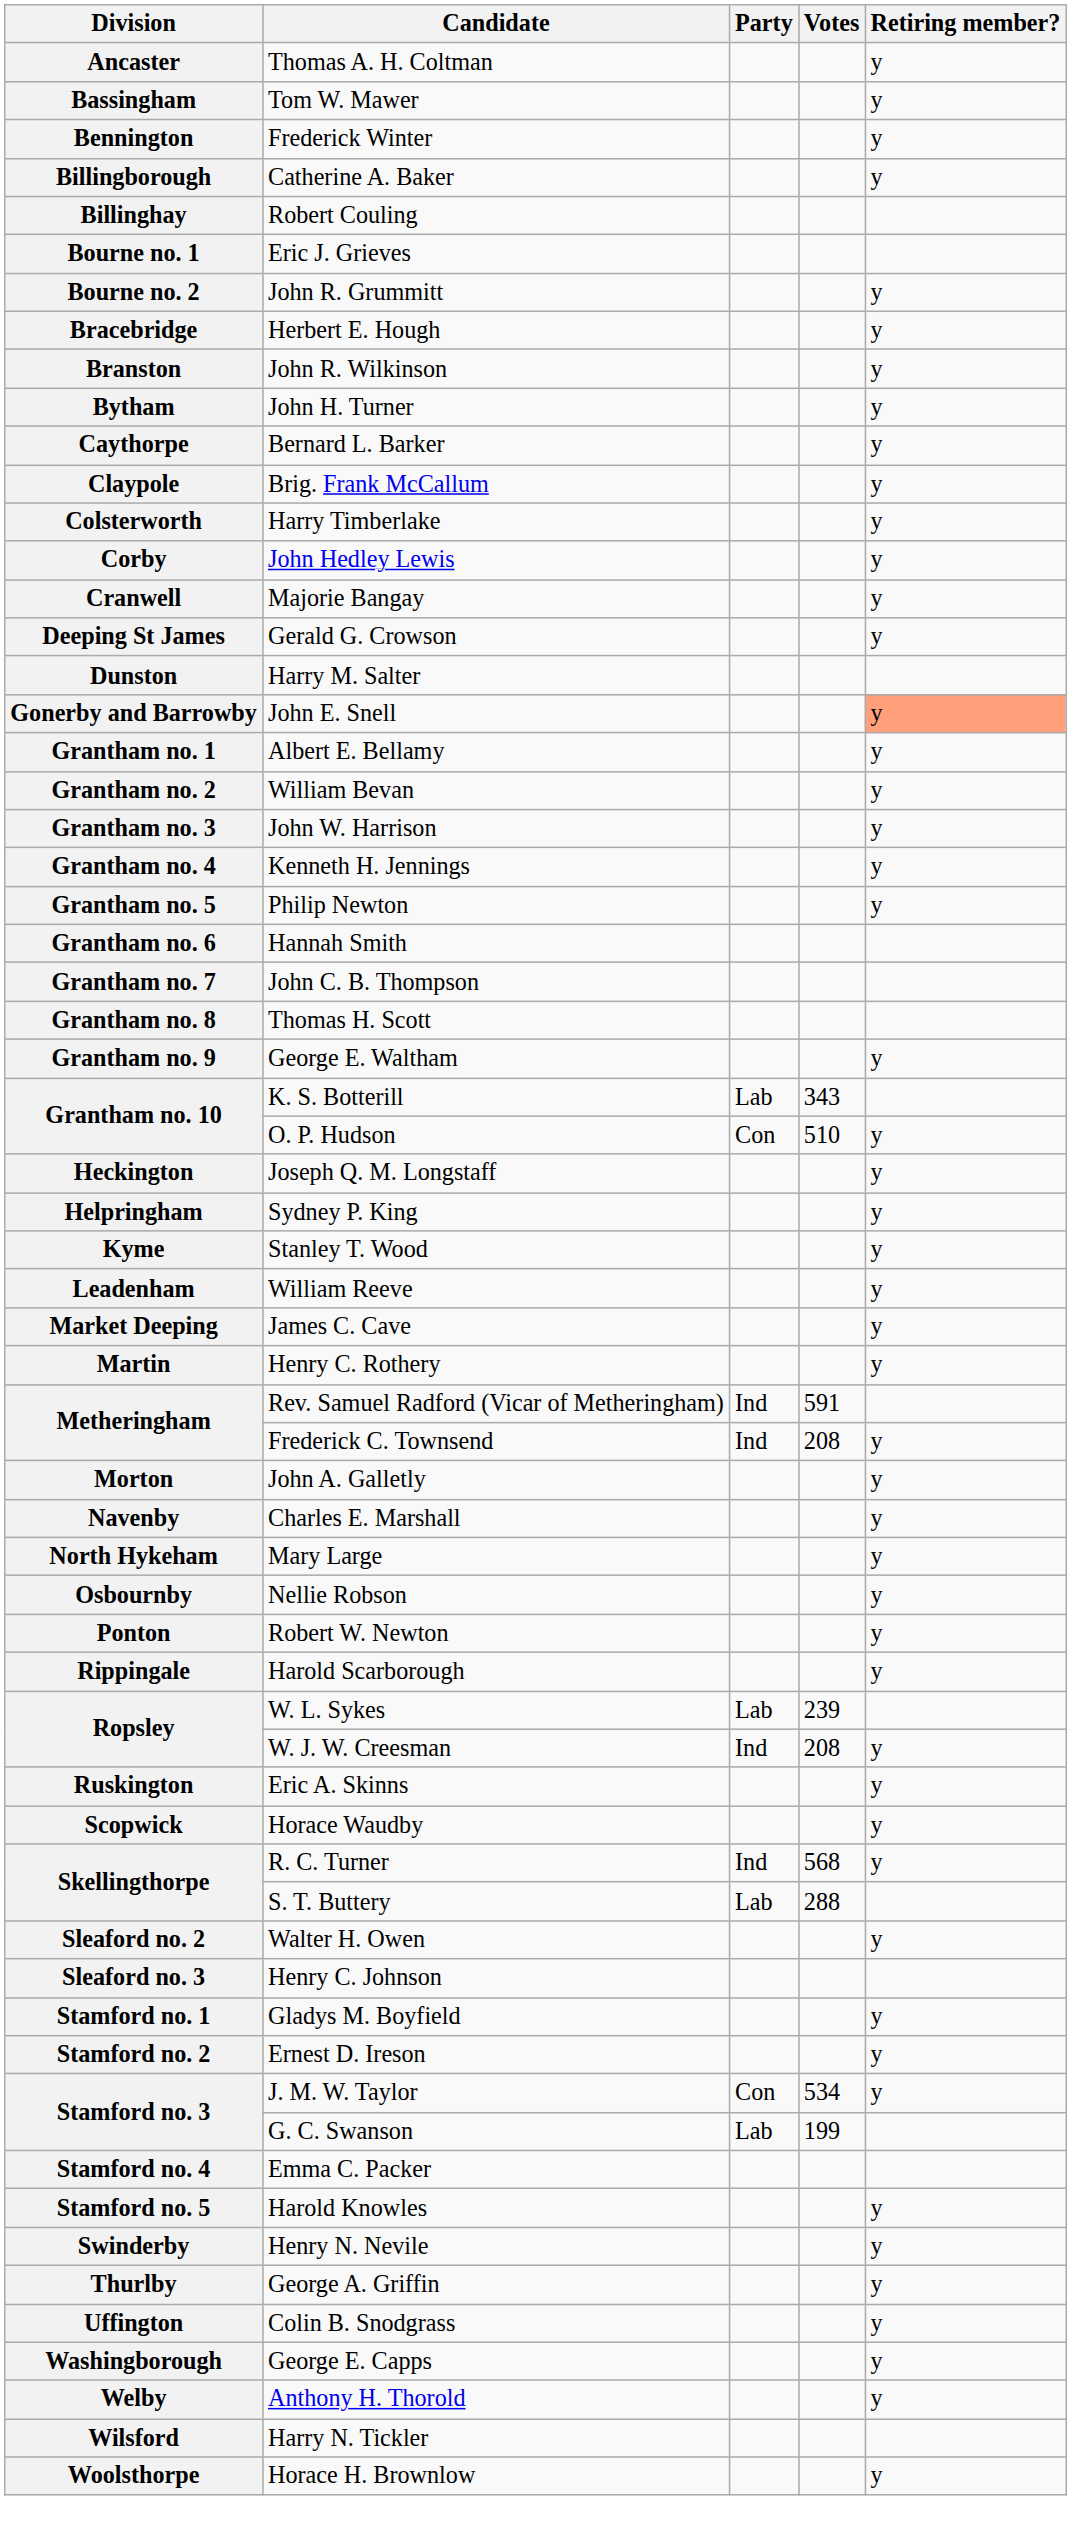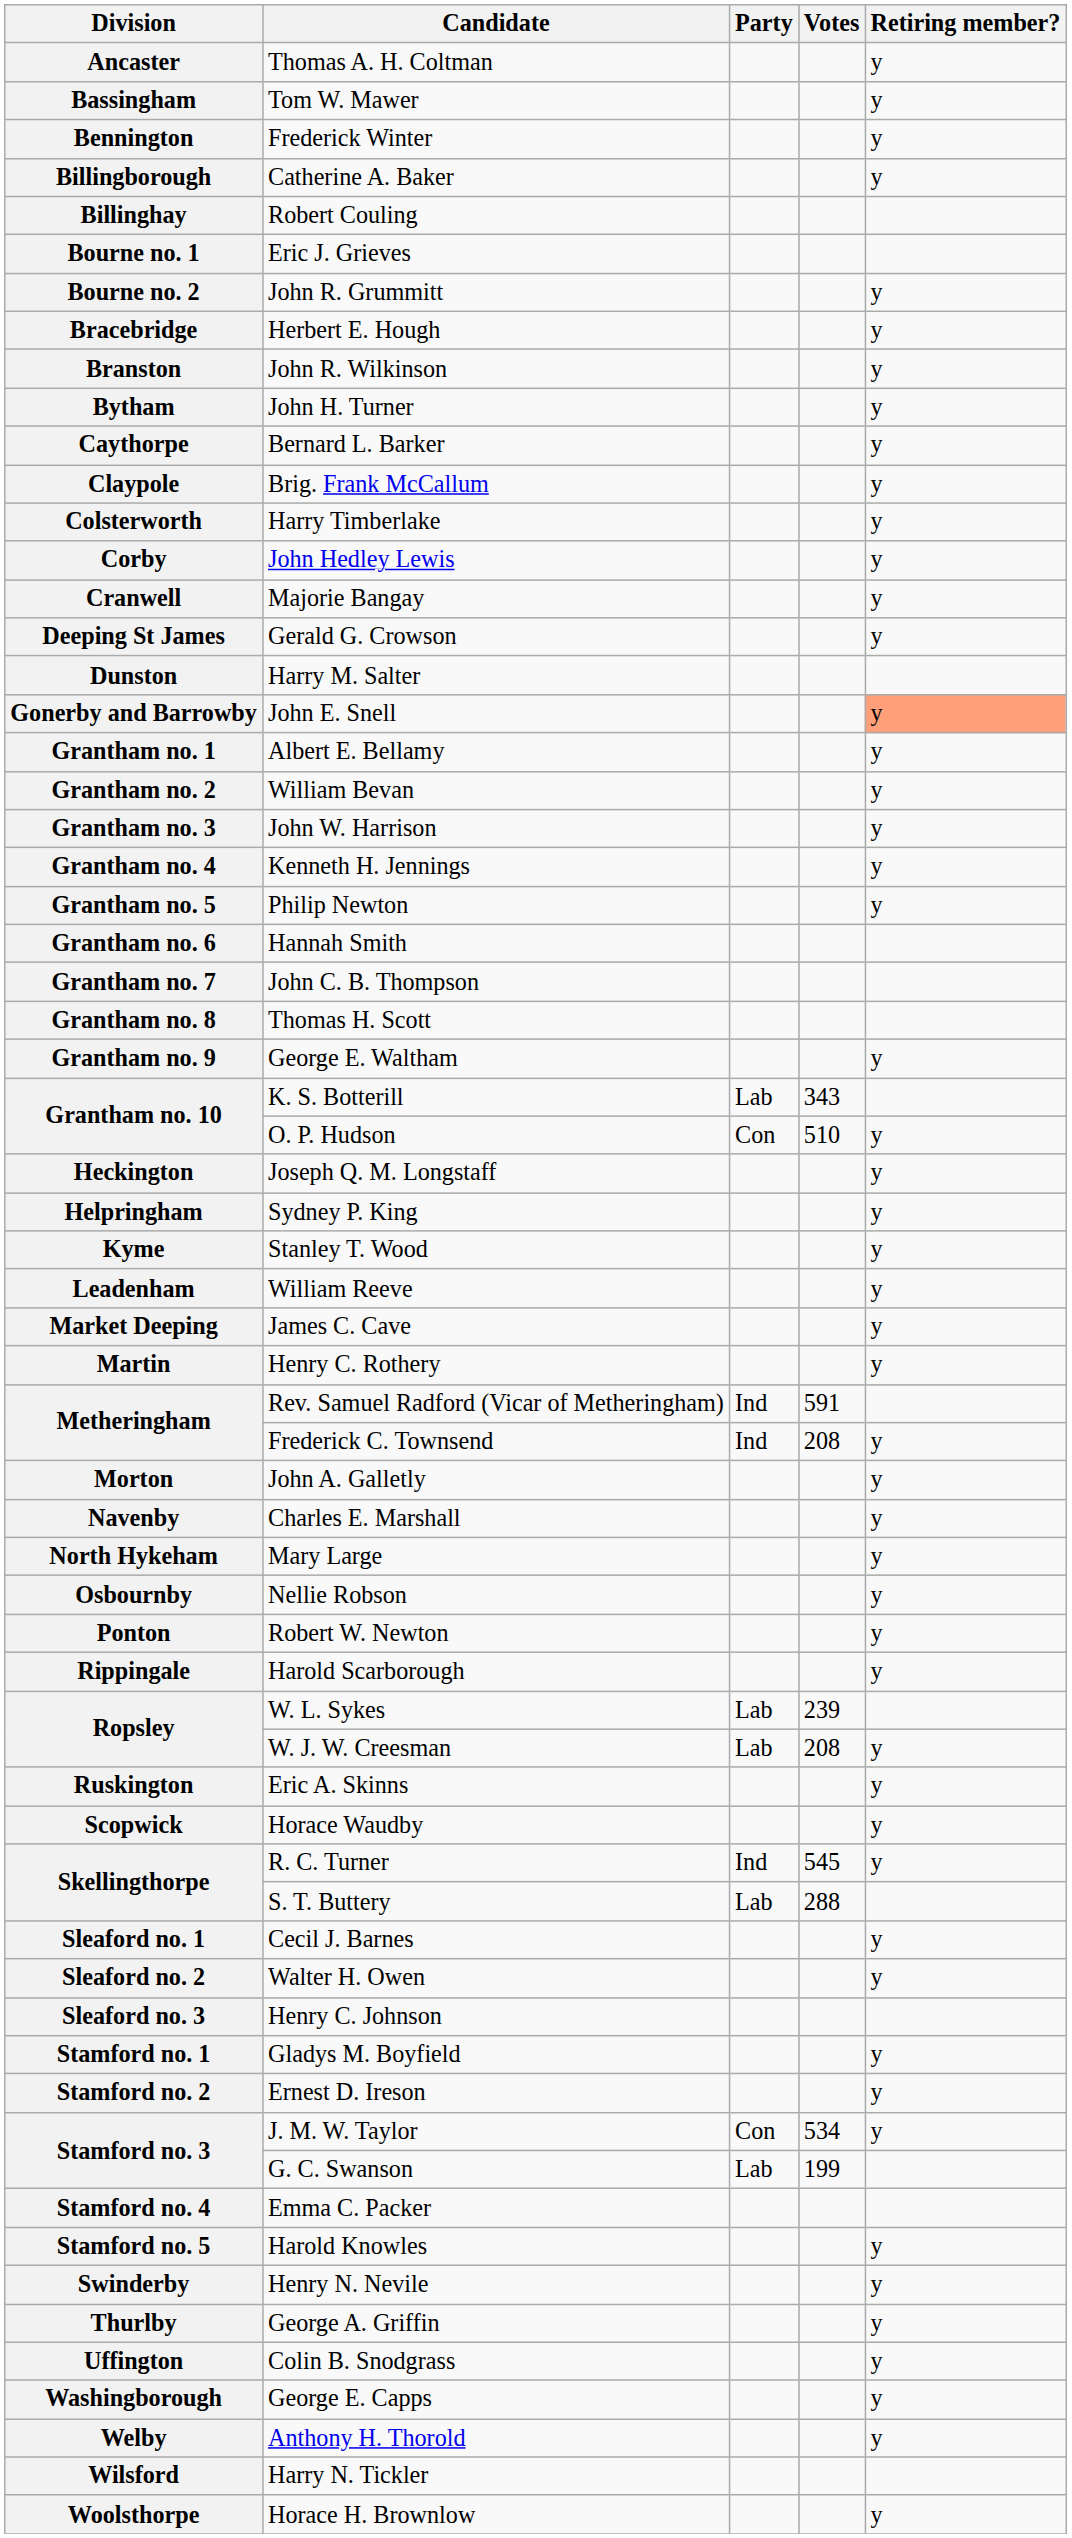(751, 1747) Ind -> (754, 1747) Lab
(822, 1862) 568 -> (822, 1862) 545
+ row: (134, 1939)
